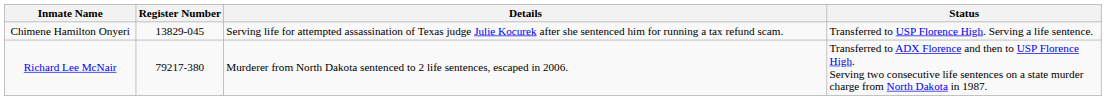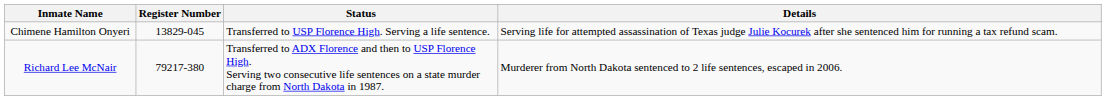columns swapped: (964, 13) <-> (525, 13)
